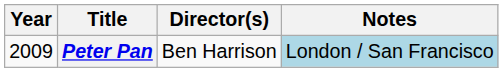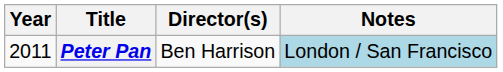(31, 51) 2009 -> (30, 51) 2011
